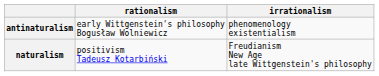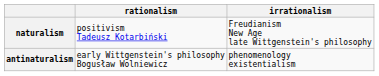rows swapped: (40, 55) <-> (40, 28)
